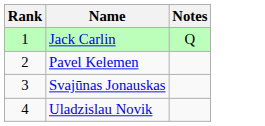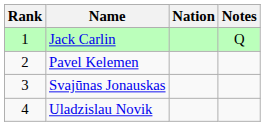+ column: (194, 16)
